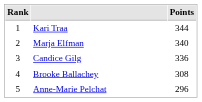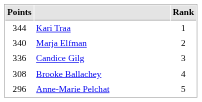columns swapped: (18, 12) <-> (182, 12)
